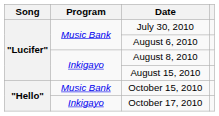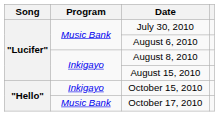(86, 88) Music Bank -> (86, 88) Inkigayo
(86, 103) Inkigayo -> (86, 103) Music Bank
